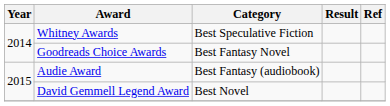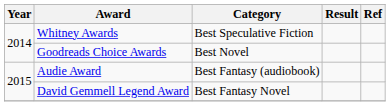(242, 52) Best Fantasy Novel -> (222, 52) Best Novel
(222, 91) Best Novel -> (242, 91) Best Fantasy Novel
